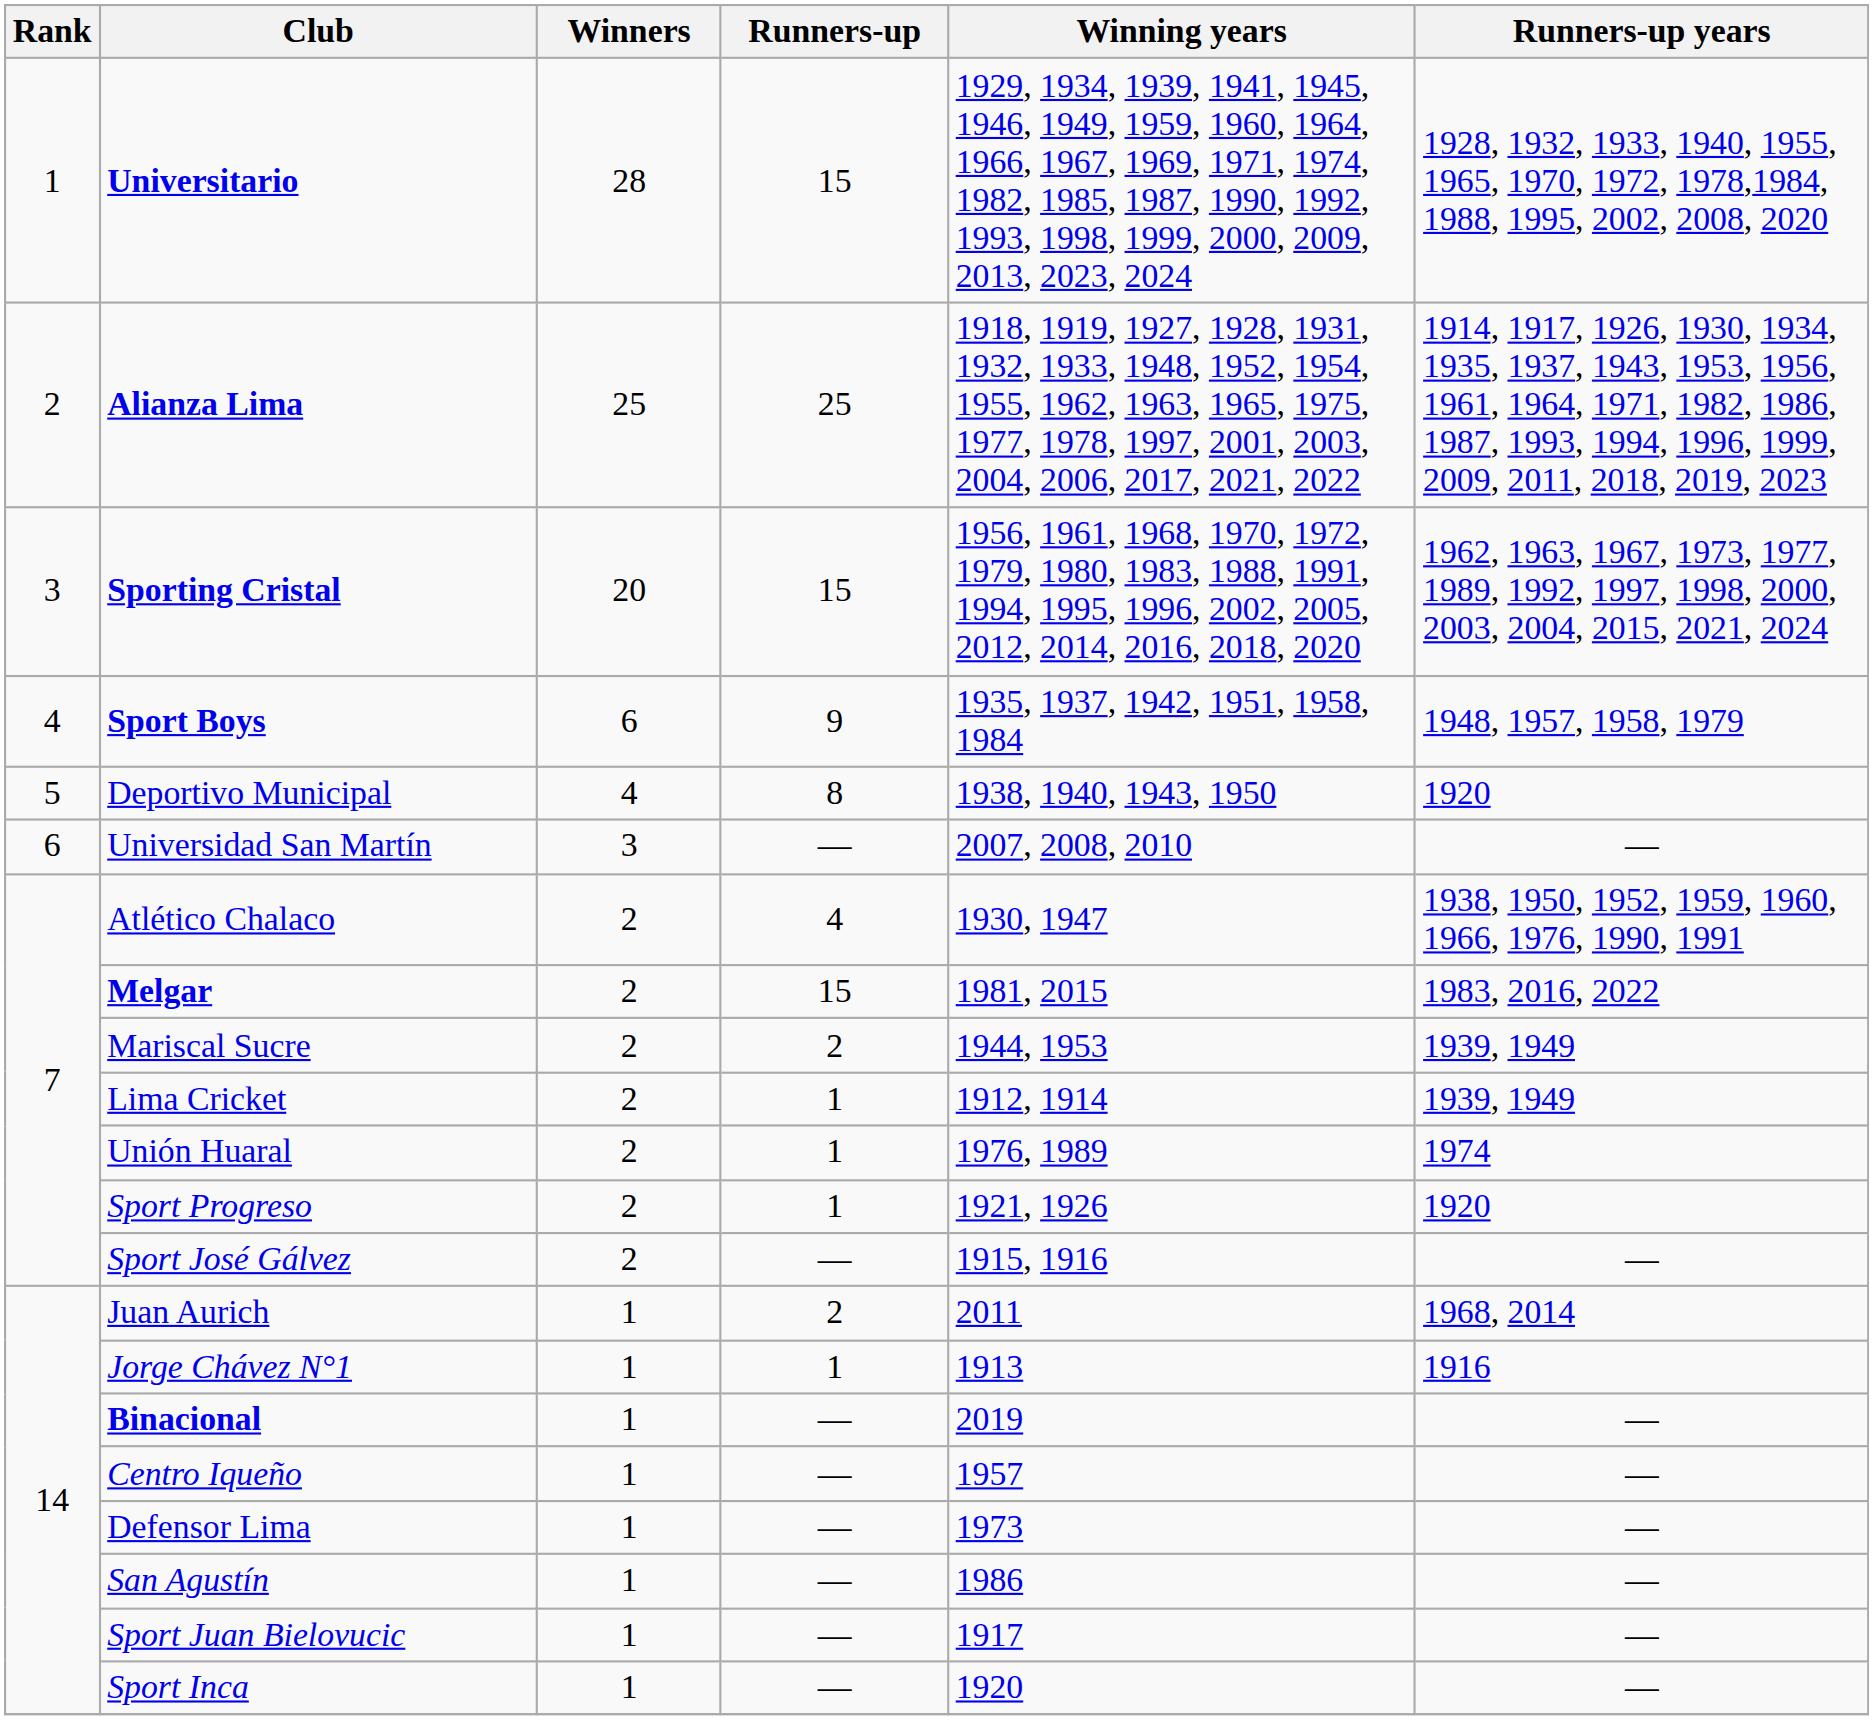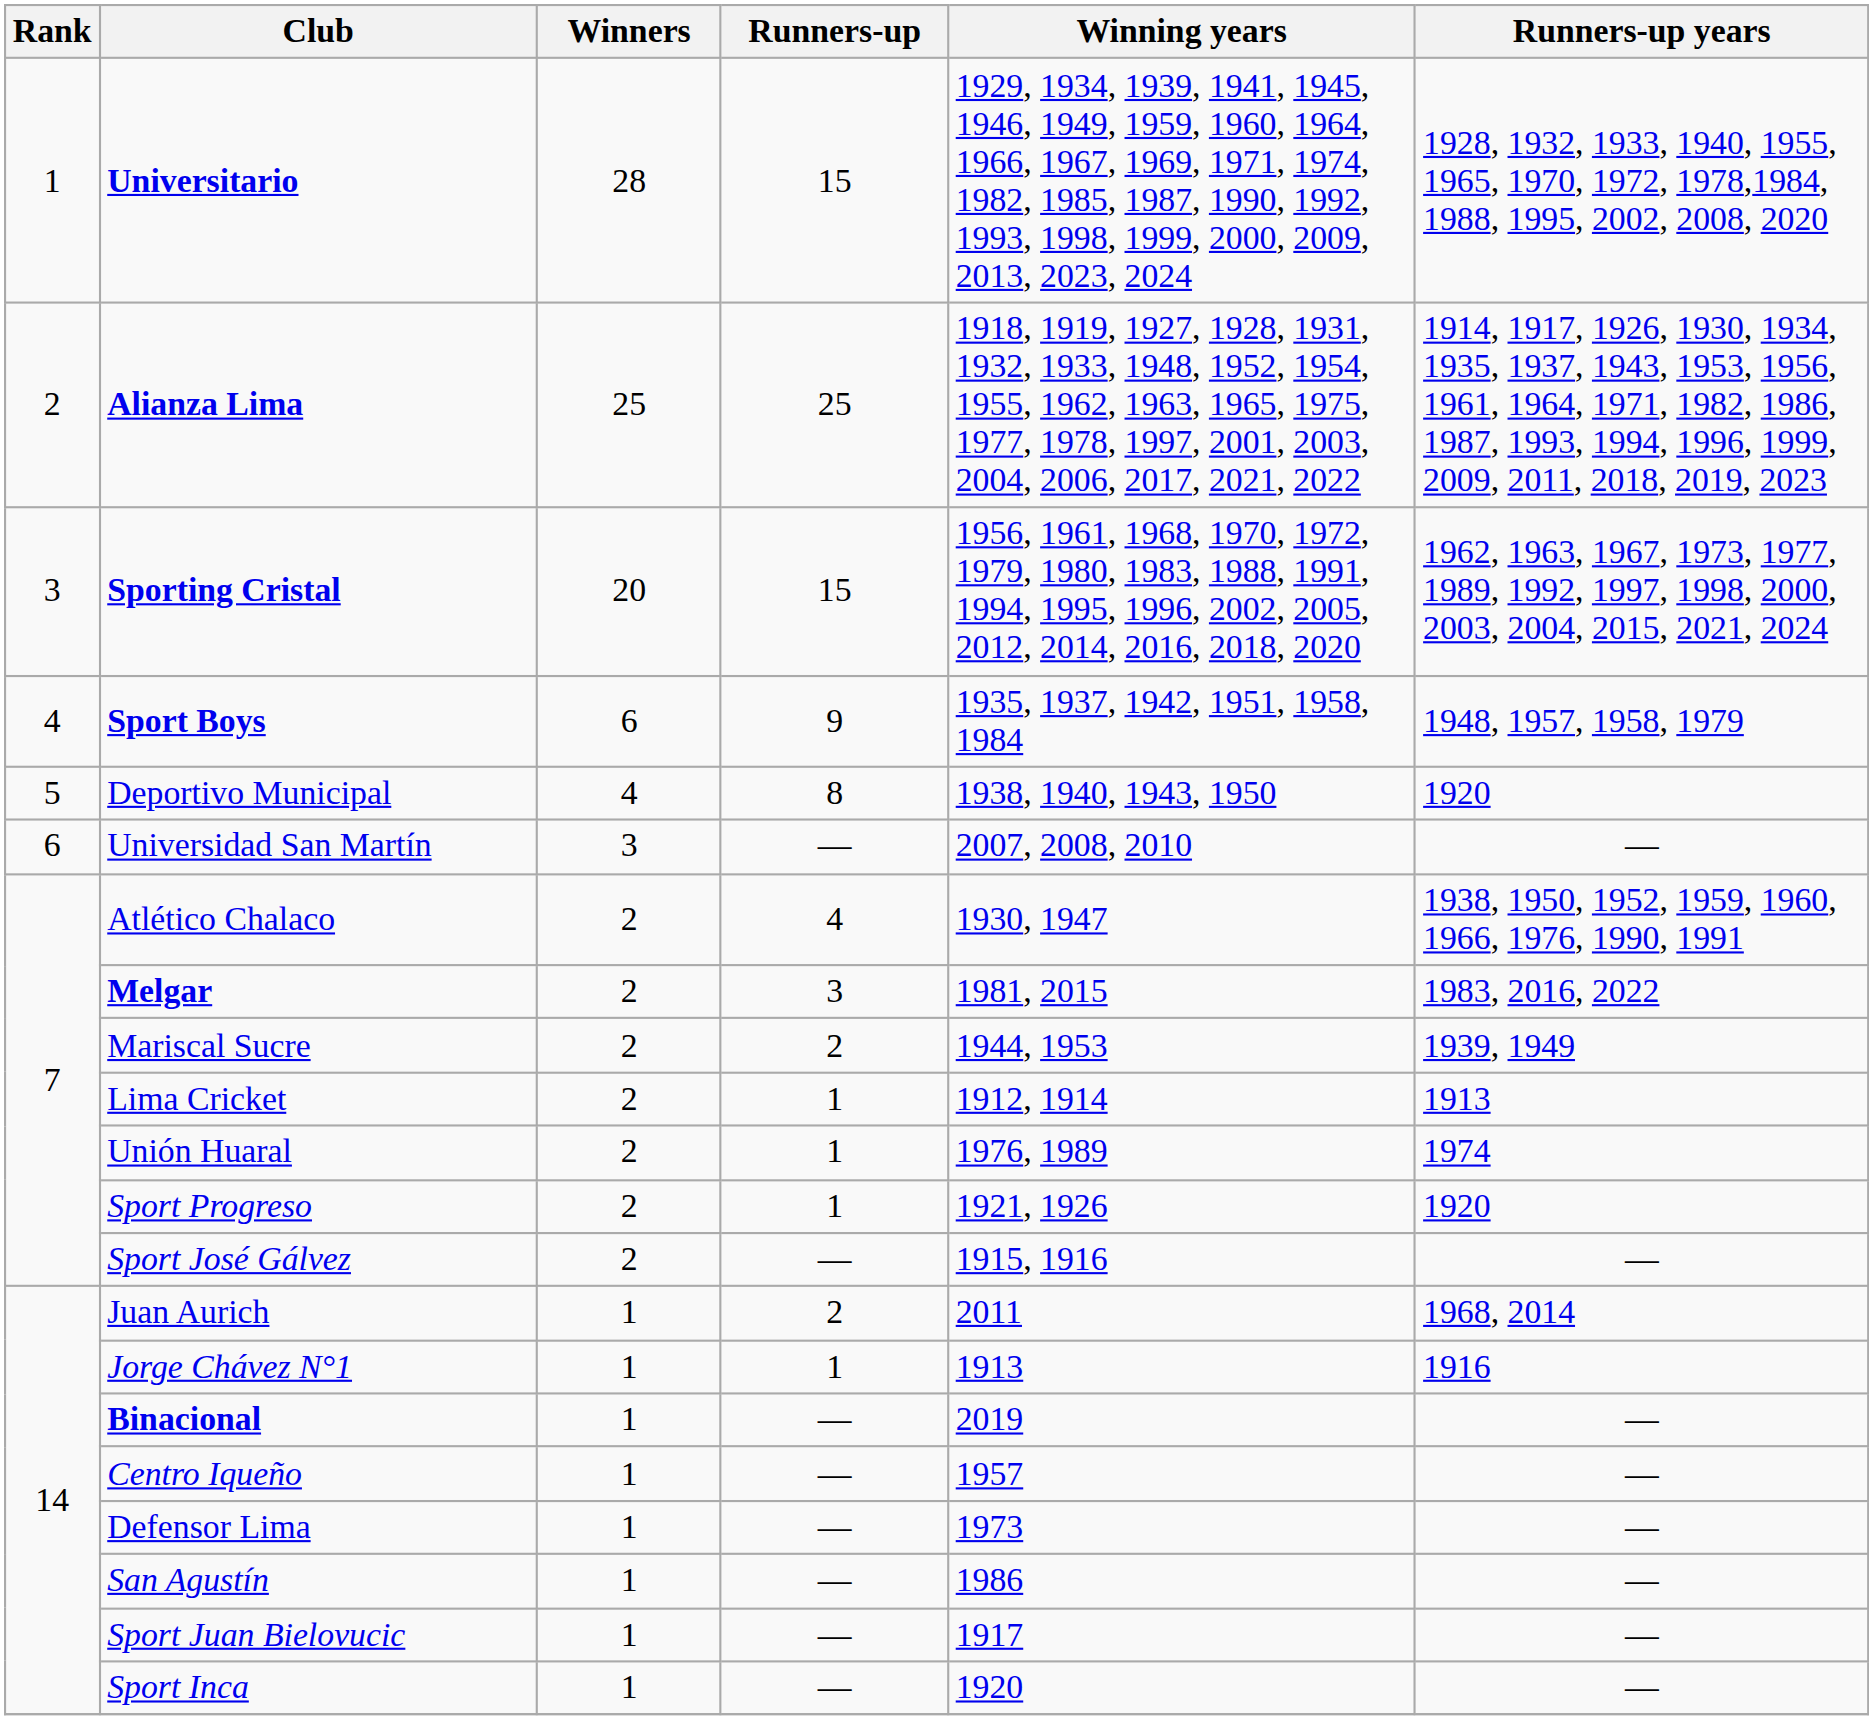(835, 991) 15 -> (835, 991) 3
(1499, 1098) 1939, 1949 -> (1457, 1098) 1913
